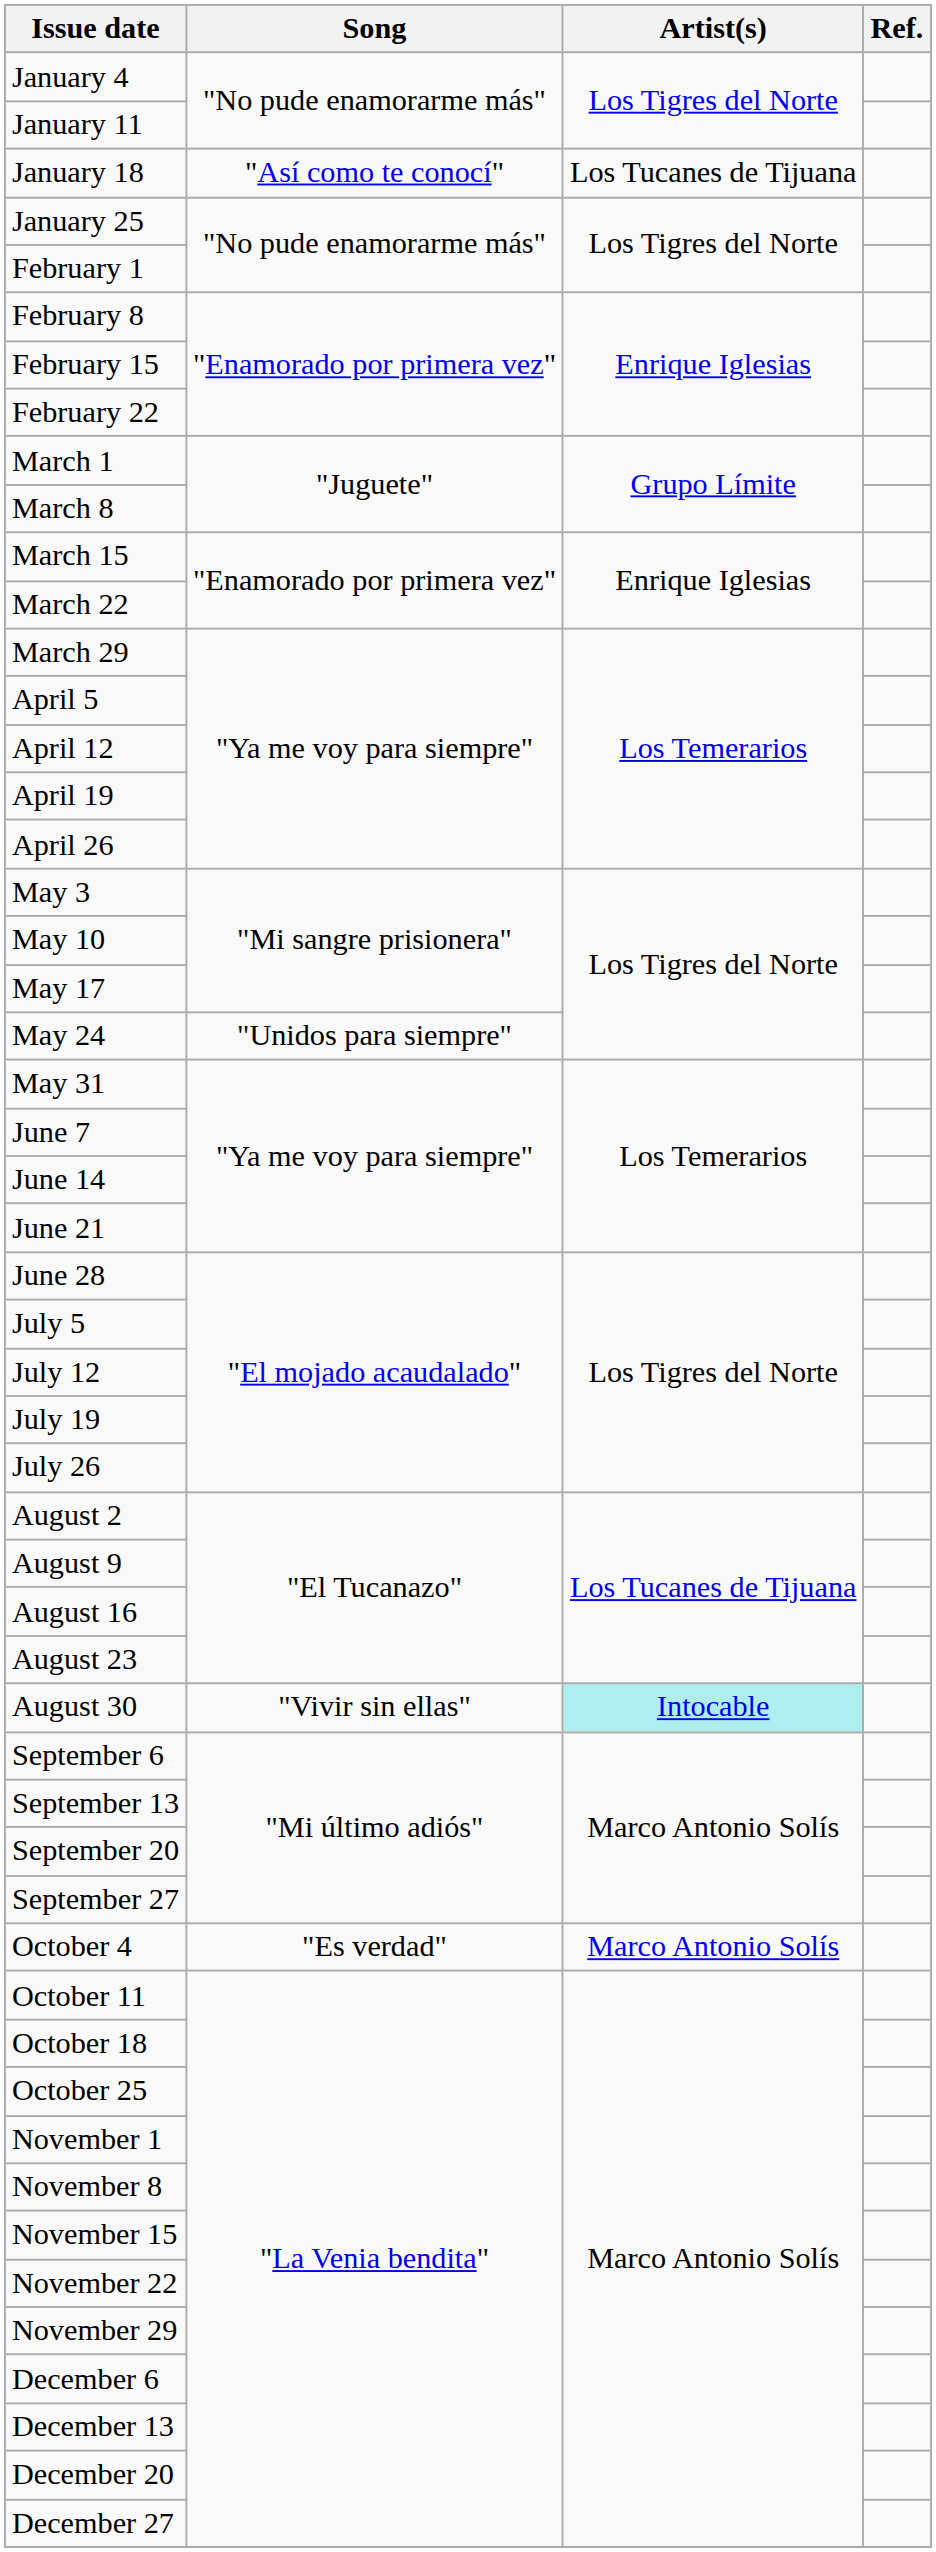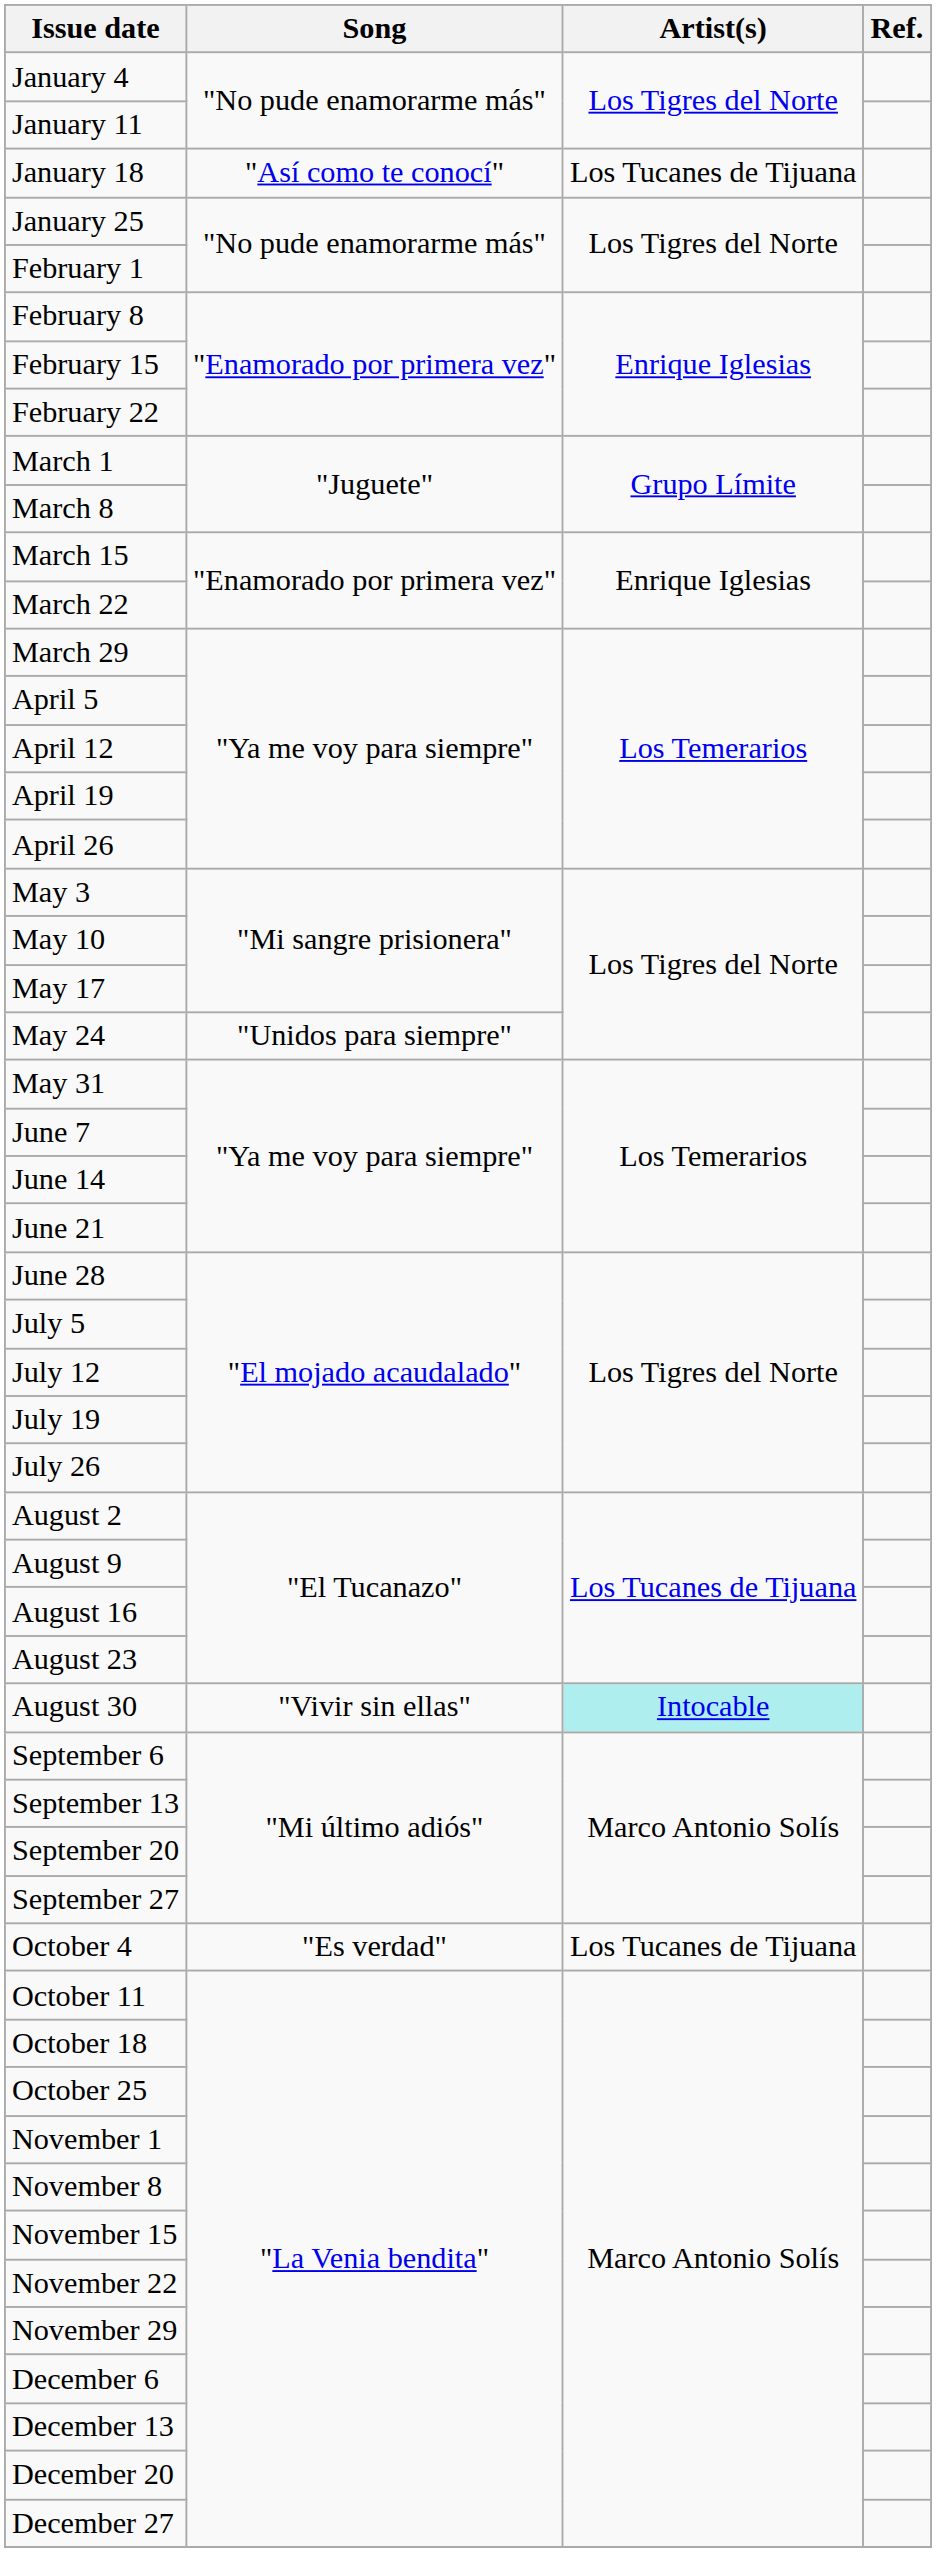(713, 1946) Marco Antonio Solís -> (713, 1946) Los Tucanes de Tijuana
